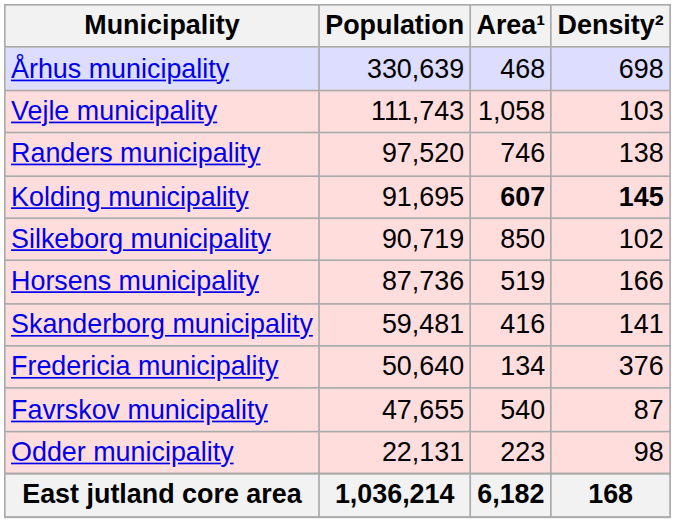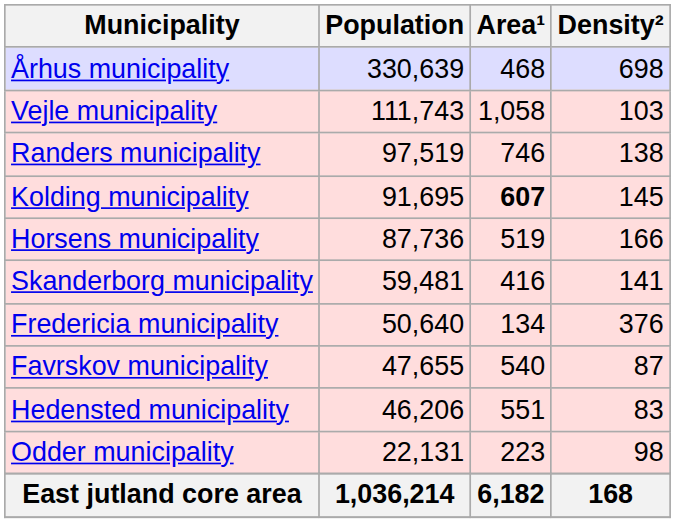(423, 153) 97,520 -> (423, 153) 97,519
(641, 196) bold -> (641, 196) normal
- row: (141, 238)
+ row: (150, 409)
